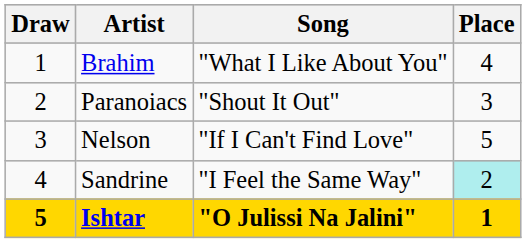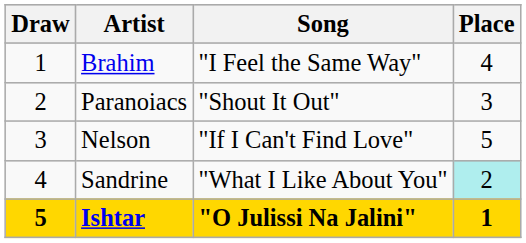(323, 62) "What I Like About You" -> (310, 62) "I Feel the Same Way"
(310, 179) "I Feel the Same Way" -> (323, 179) "What I Like About You"
